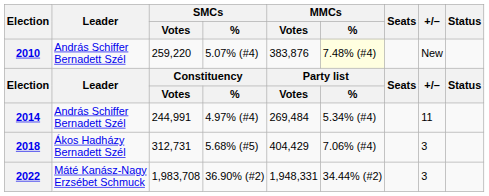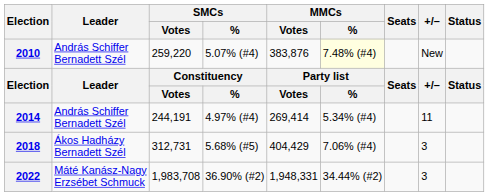(171, 117) 244,991 -> (171, 117) 244,191
(289, 117) 269,484 -> (289, 117) 269,414
